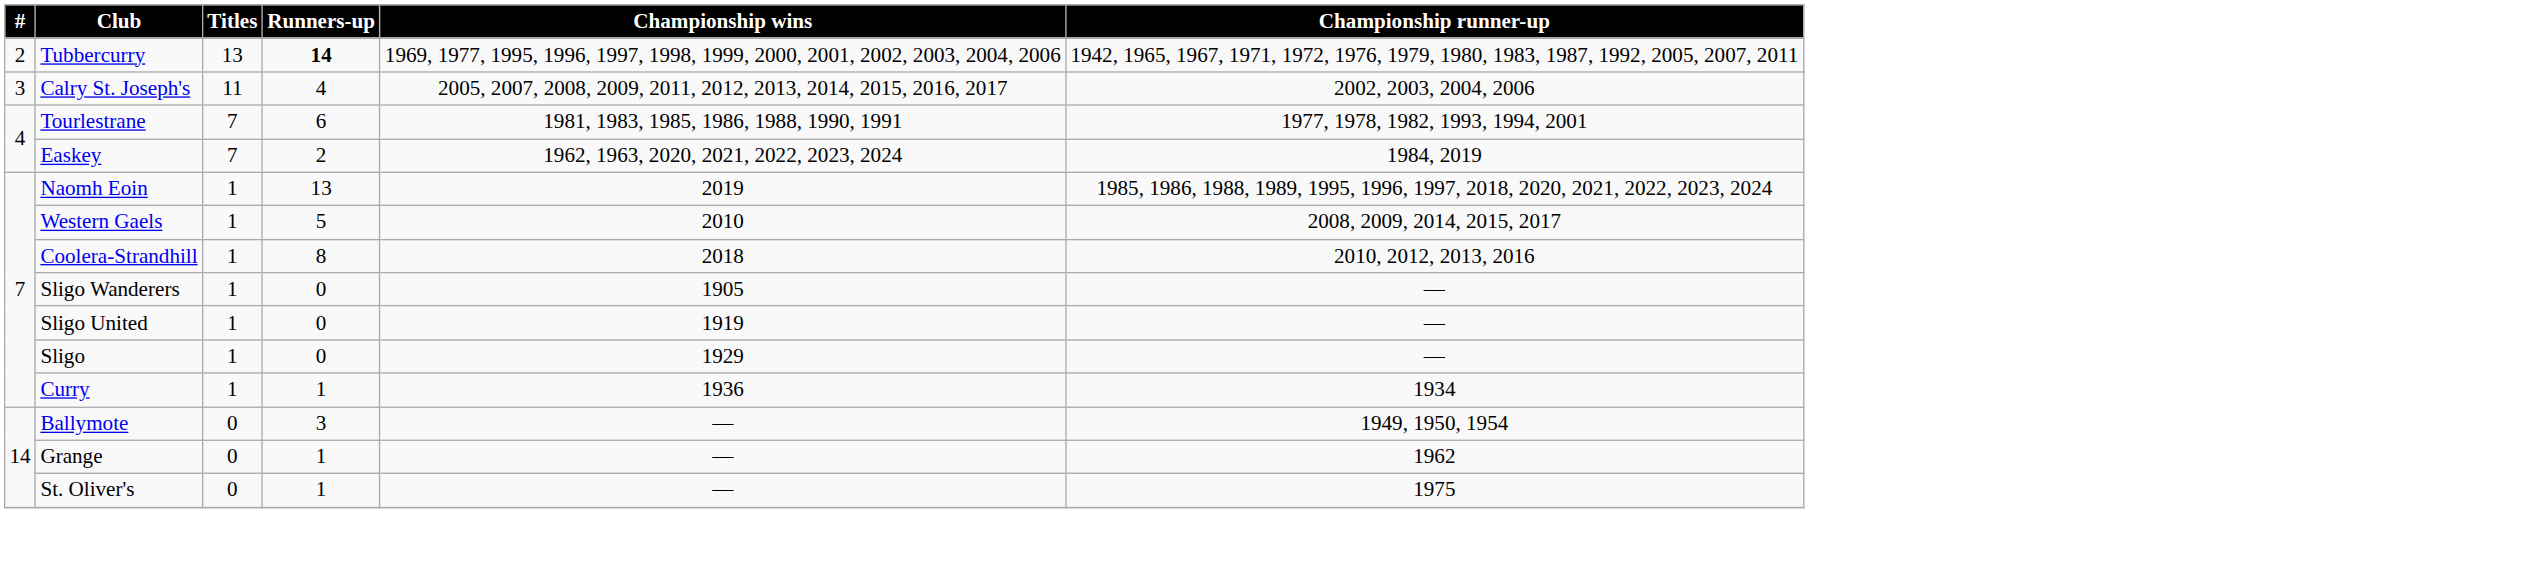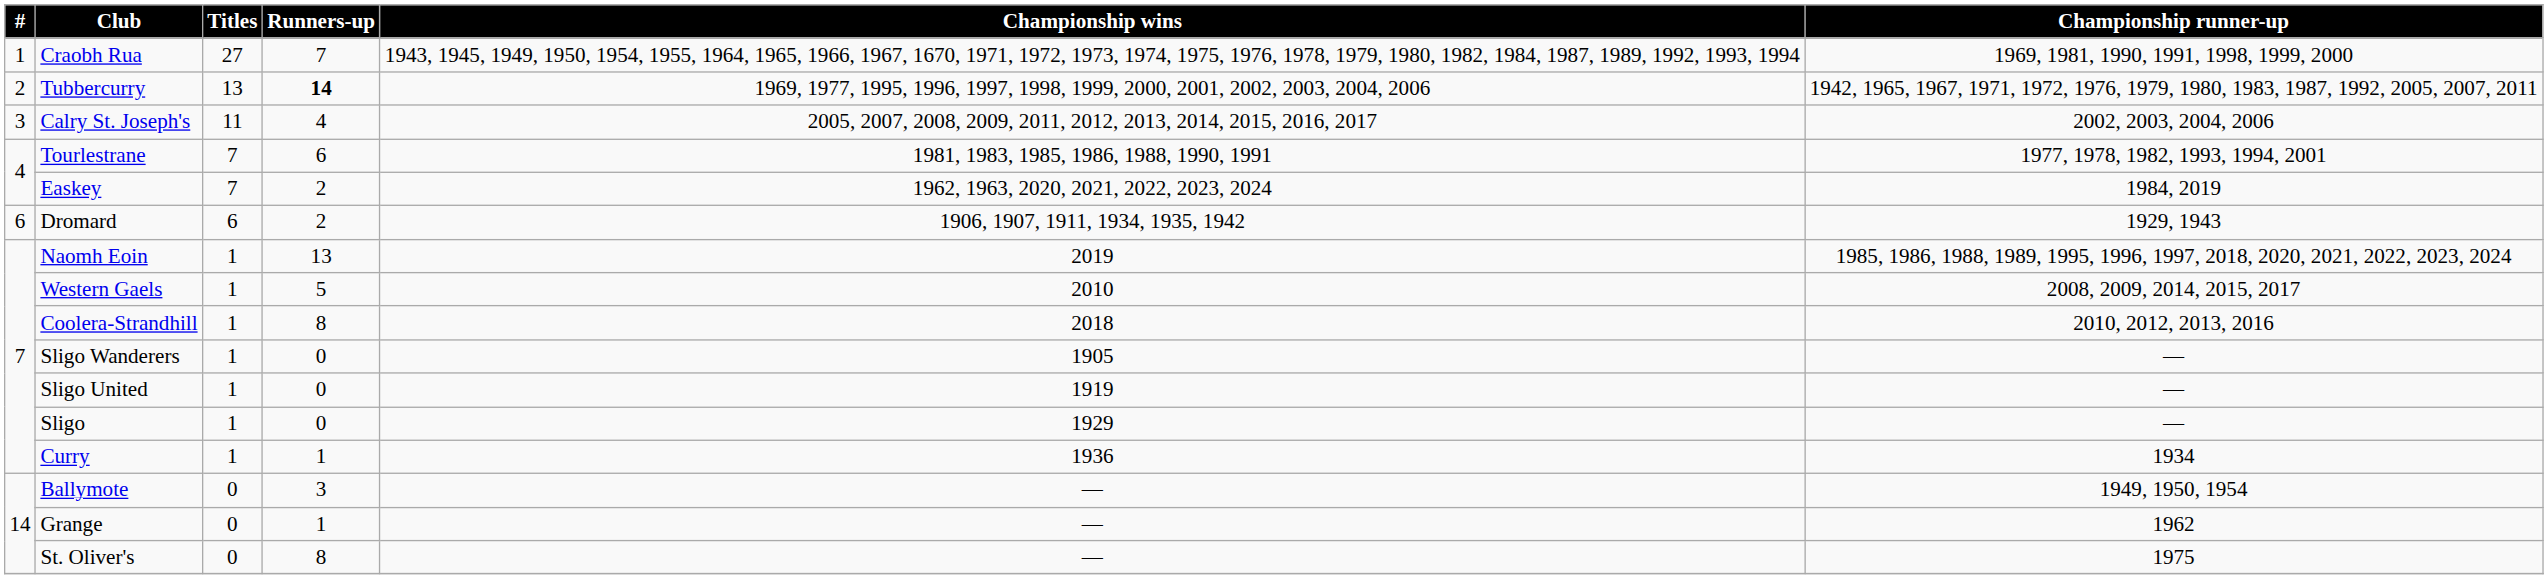+ row: (91, 54)
+ row: (79, 222)
(321, 490) 1 -> (321, 557) 8
